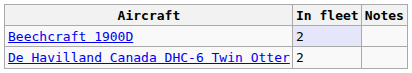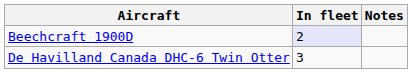(300, 57) 2 -> (300, 57) 3
